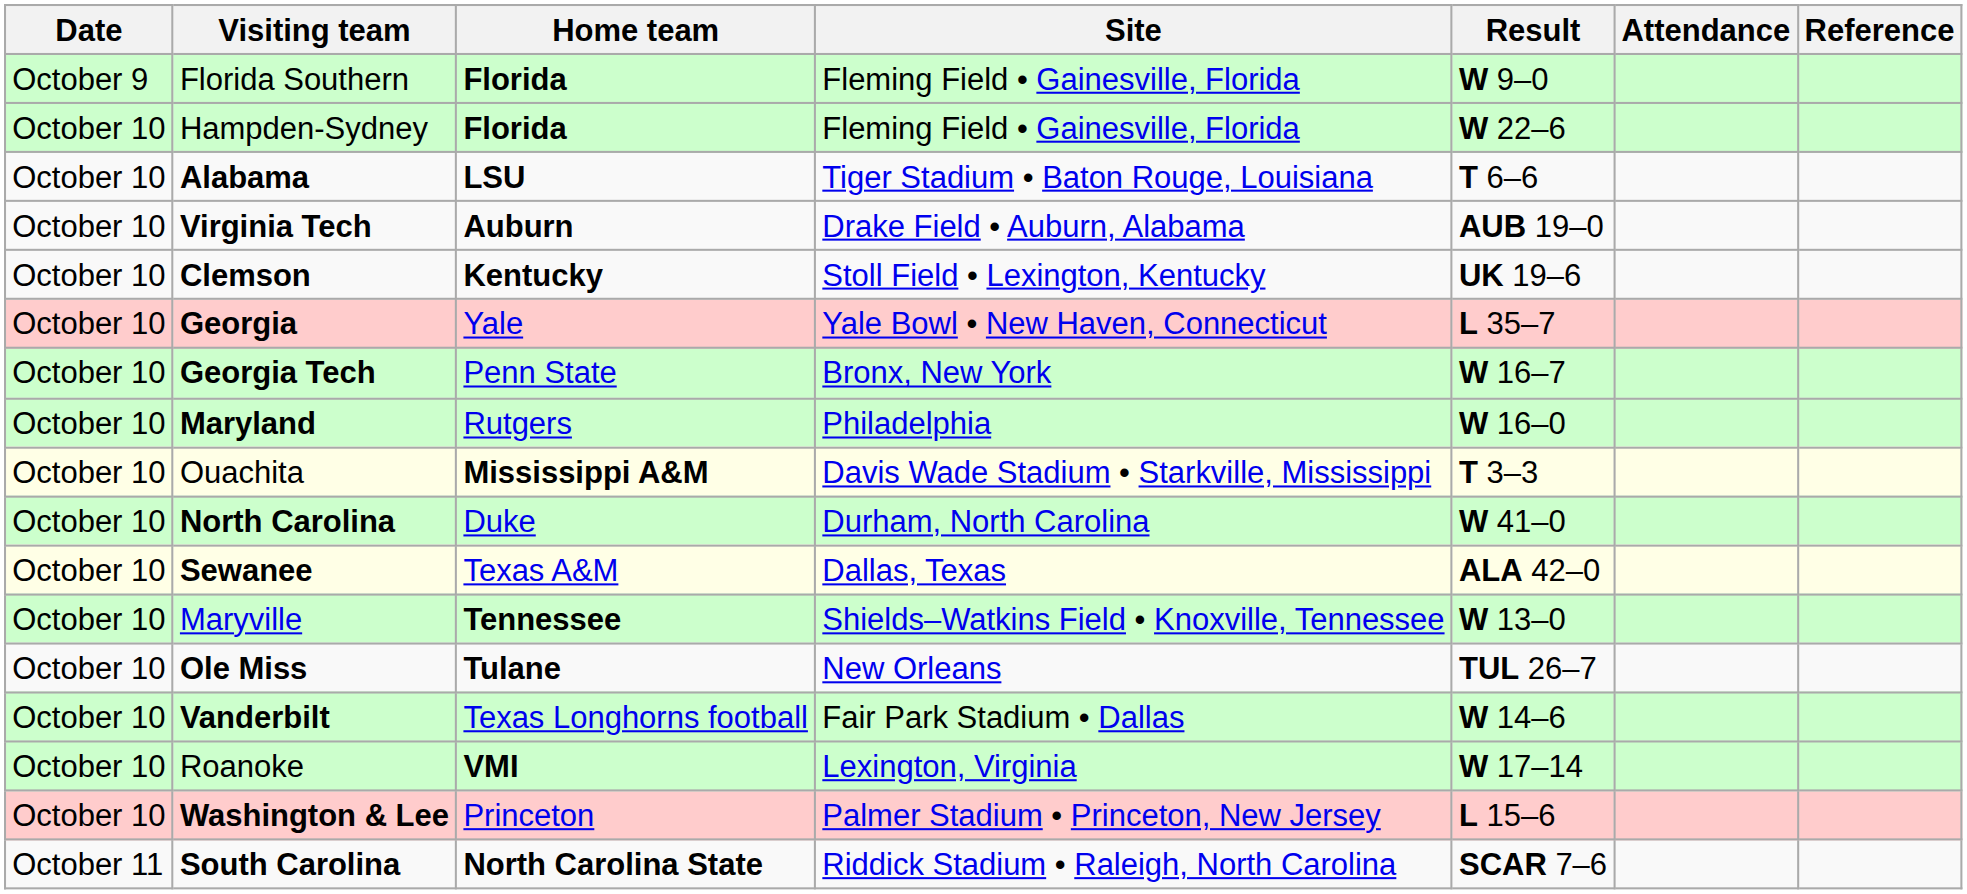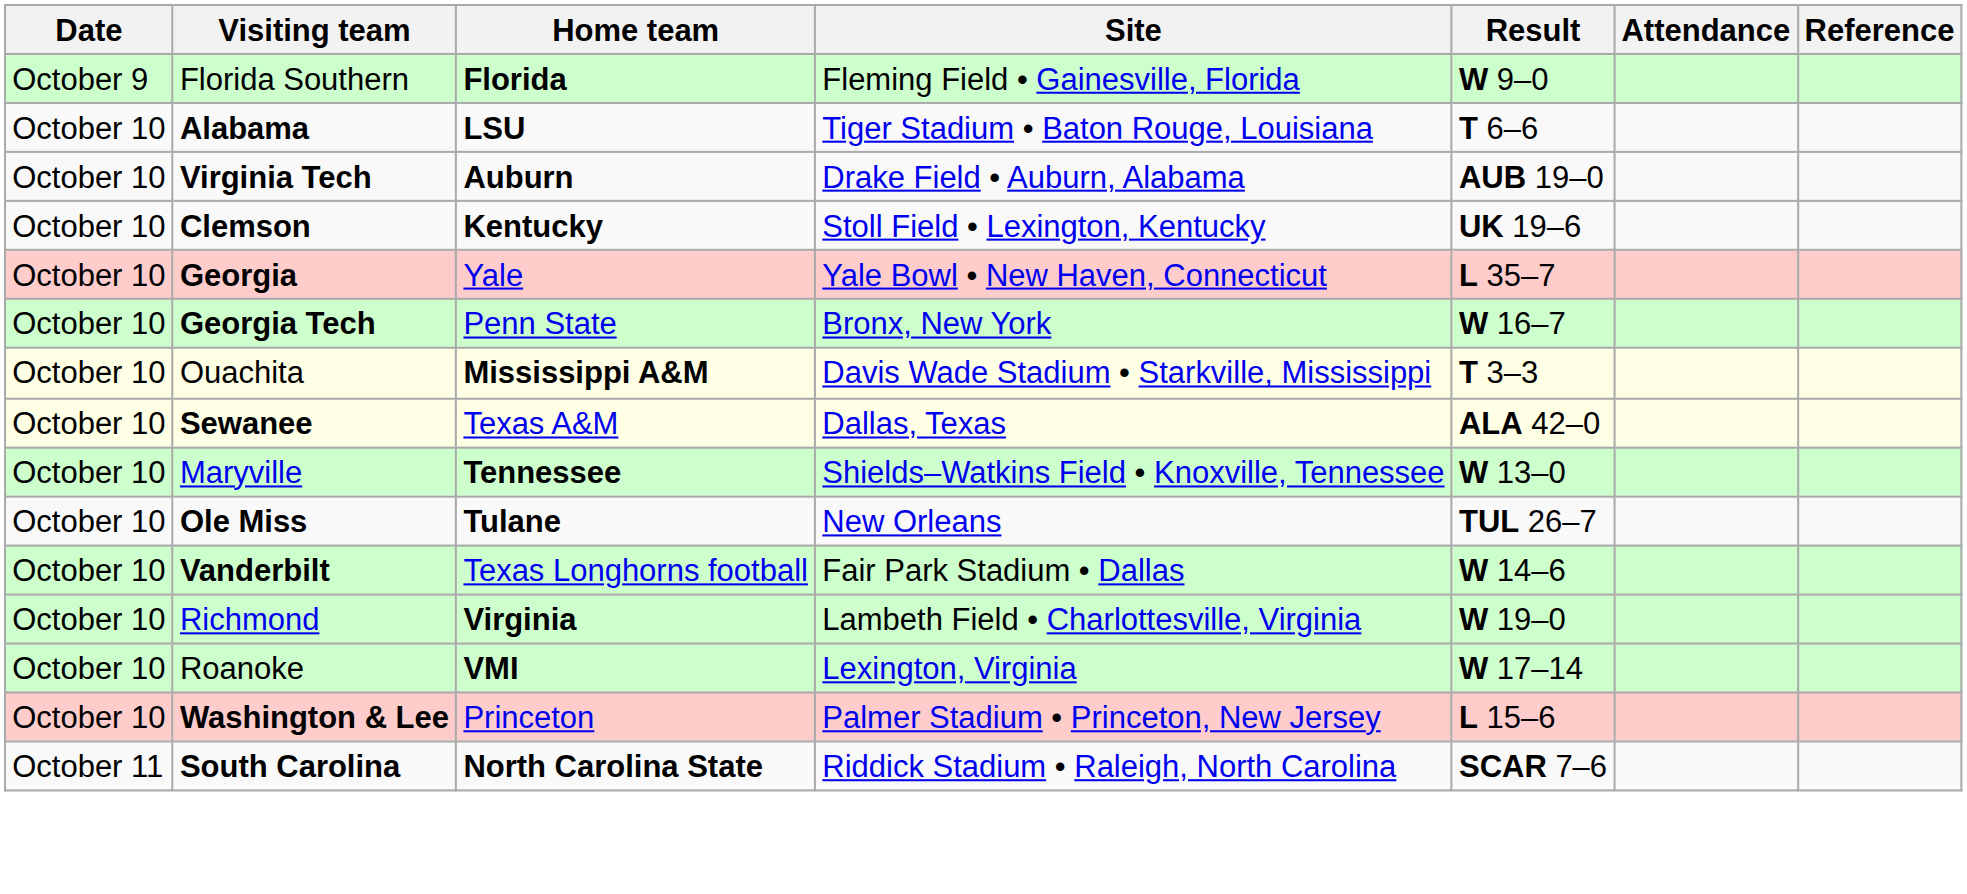- row: (304, 128)
- row: (248, 422)
- row: (288, 521)
+ row: (250, 619)
